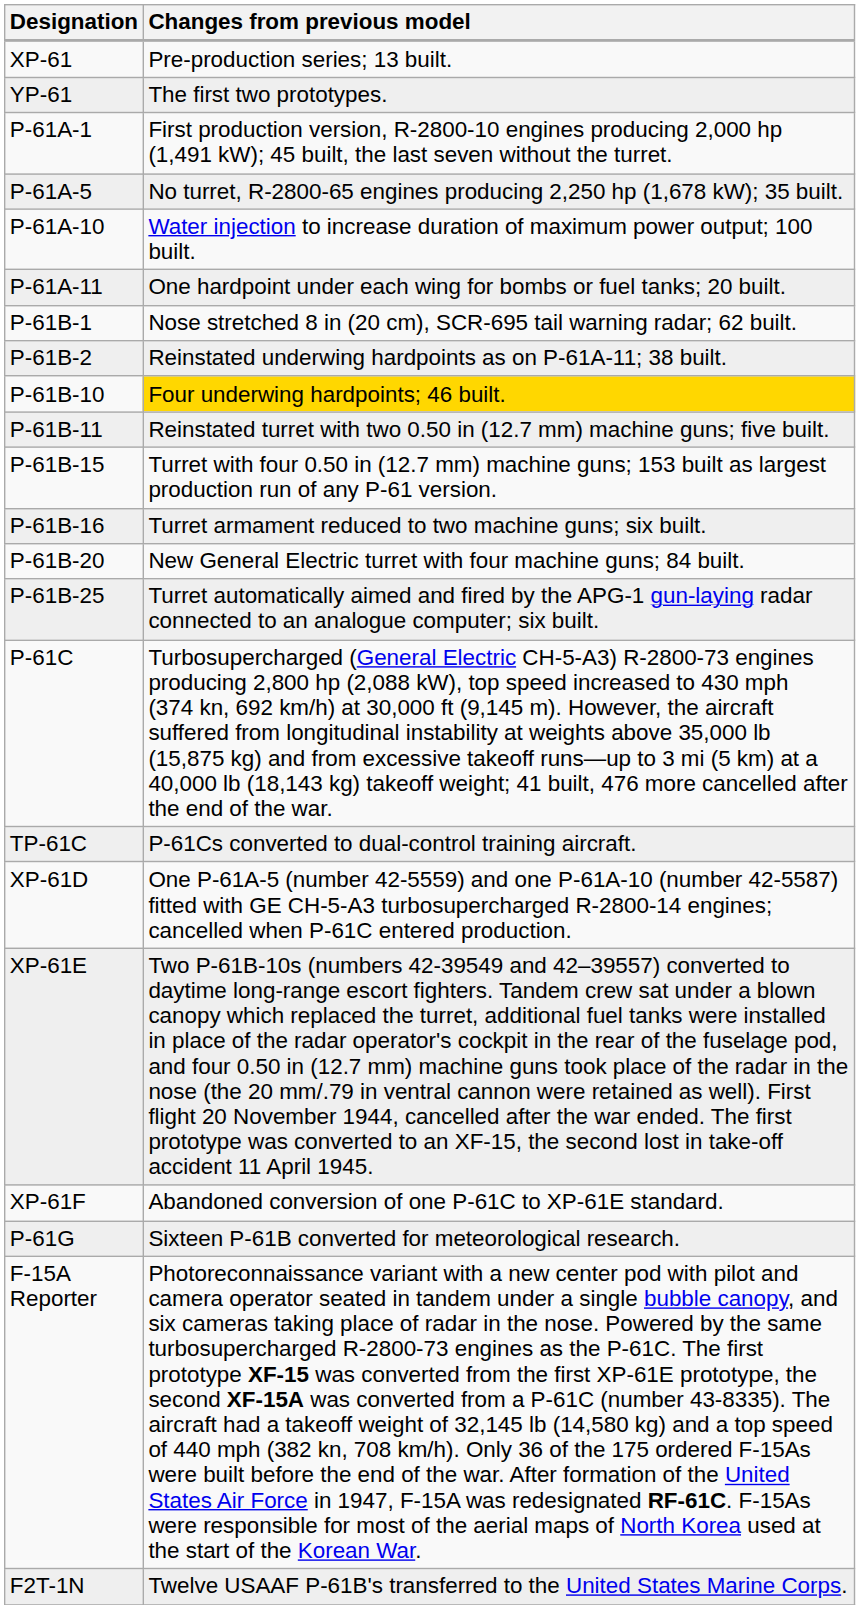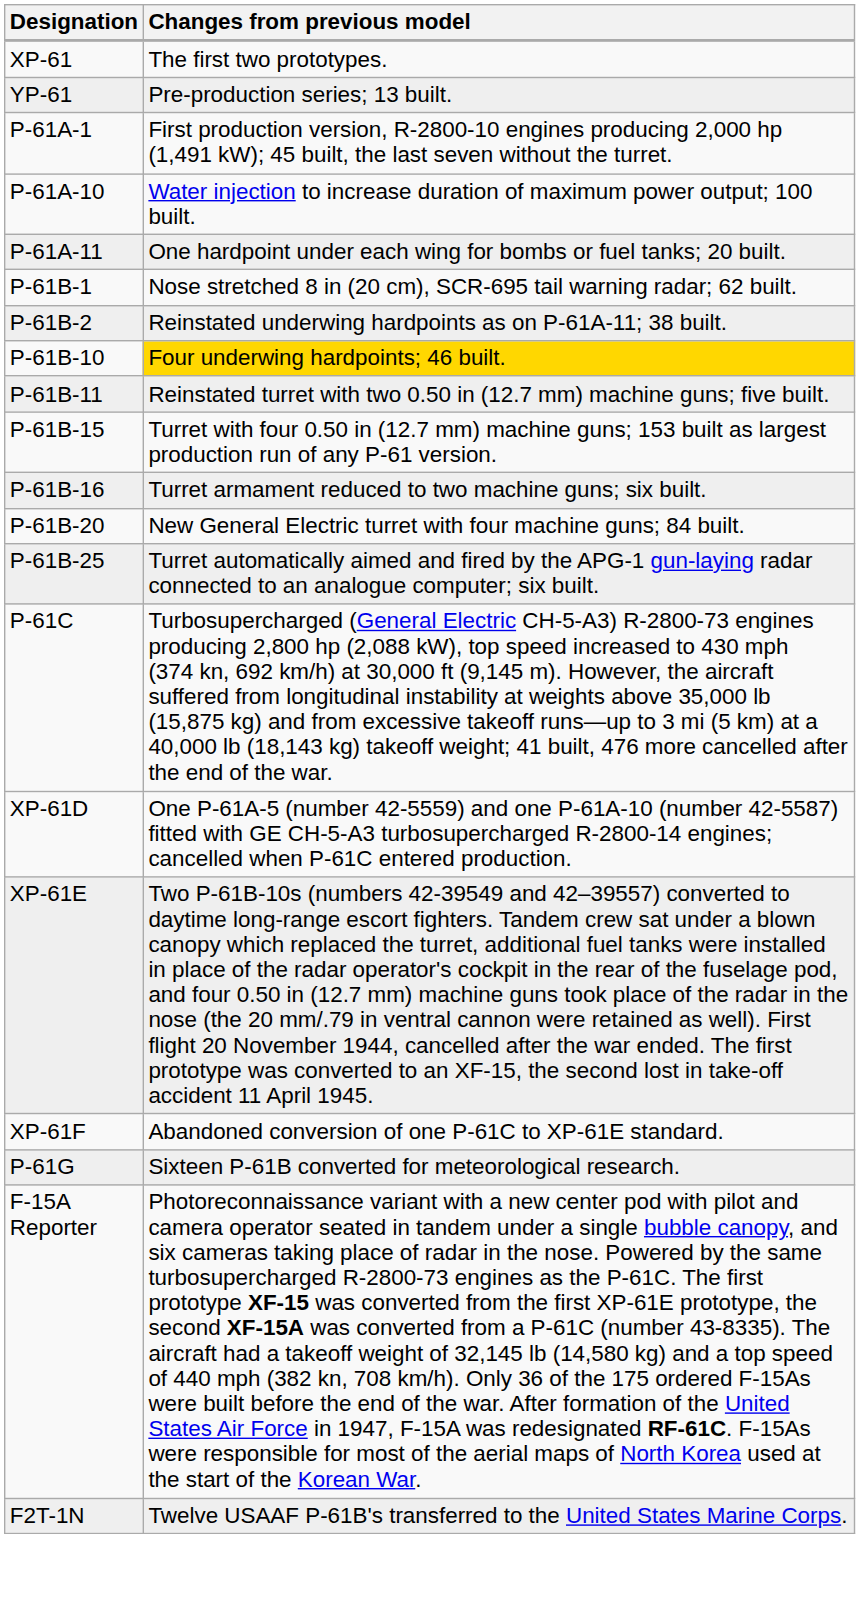(300, 59) Pre-production series; 13 built. -> (268, 59) The first two prototypes.
(268, 94) The first two prototypes. -> (300, 94) Pre-production series; 13 built.
- row: (51, 190)
- row: (48, 844)
